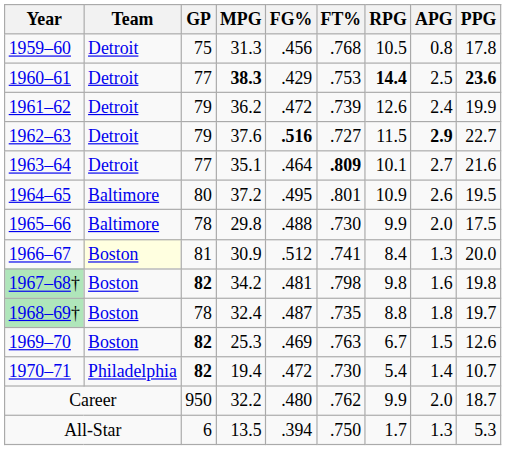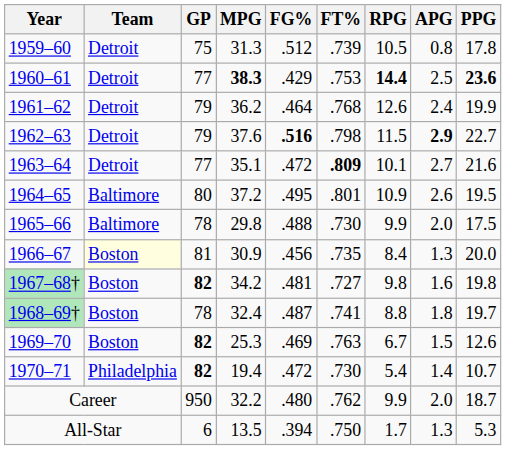(297, 48) .456 -> (297, 48) .512
(345, 48) .768 -> (345, 48) .739
(297, 107) .472 -> (297, 107) .464
(345, 107) .739 -> (345, 107) .768
(345, 136) .727 -> (345, 136) .798
(297, 165) .464 -> (297, 165) .472
(297, 253) .512 -> (297, 253) .456
(345, 253) .741 -> (345, 253) .735
(345, 283) .798 -> (345, 283) .727
(345, 312) .735 -> (345, 312) .741
